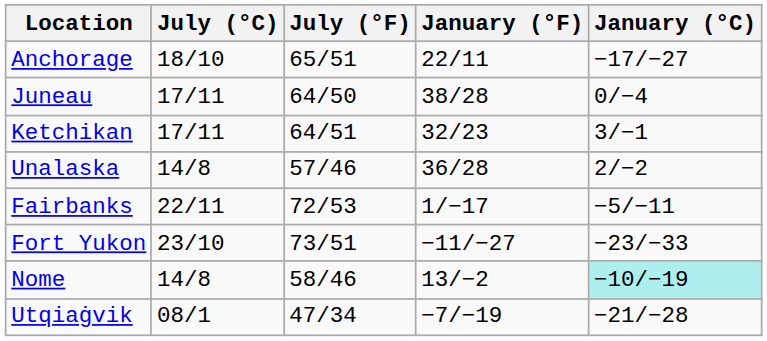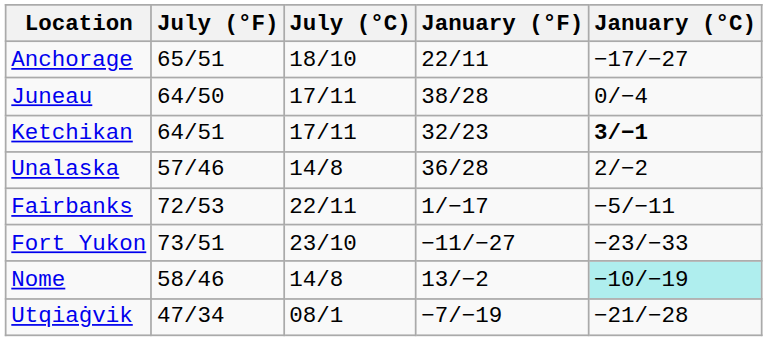columns swapped: (350, 23) <-> (218, 23)
(621, 133) normal -> (621, 133) bold
